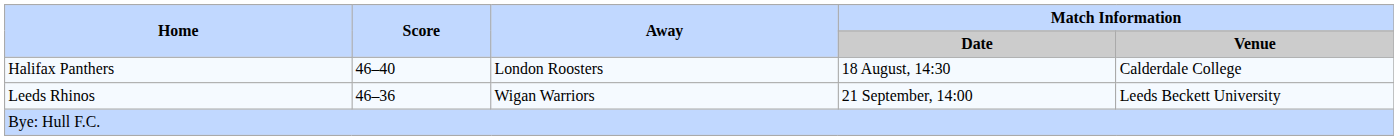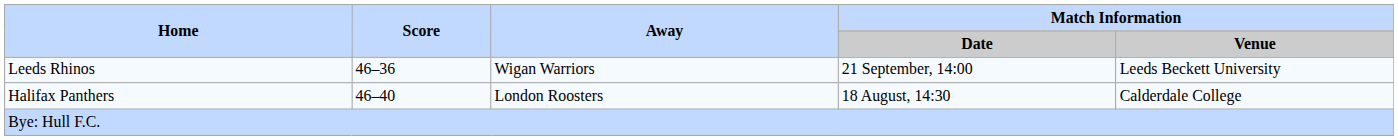rows swapped: (61, 70) <-> (52, 96)
